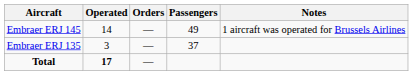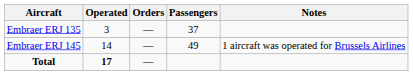rows swapped: (44, 45) <-> (44, 29)
